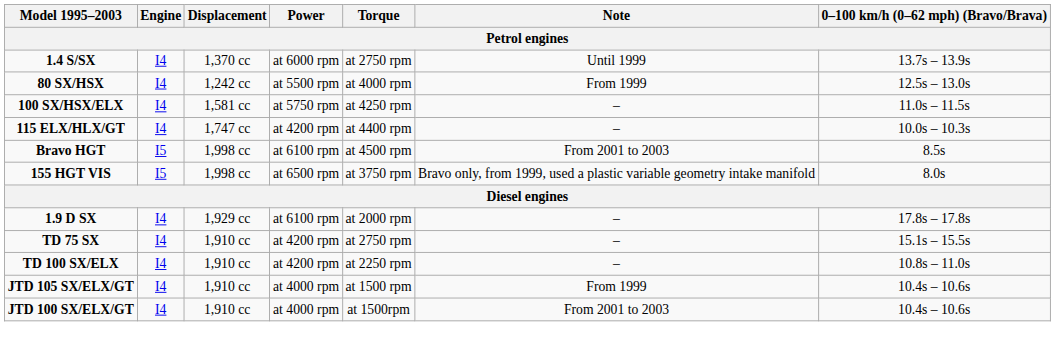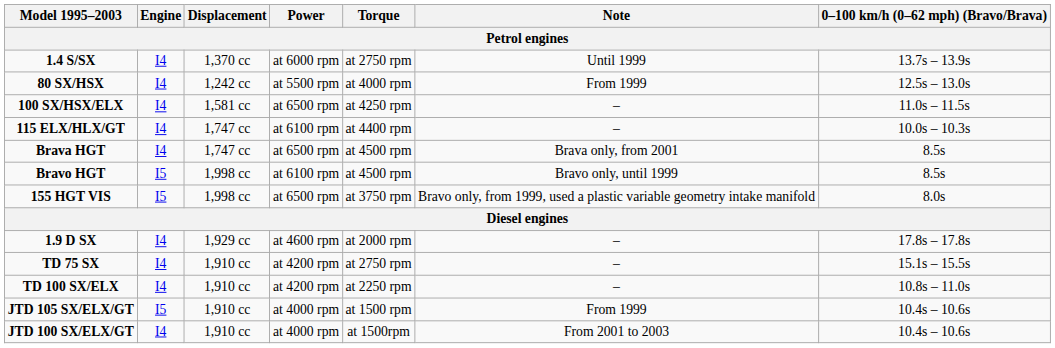(306, 106) at 5750 rpm -> (306, 106) at 6500 rpm
(306, 128) at 4200 rpm -> (306, 128) at 6100 rpm
+ row: (71, 151)
(617, 151) From 2001 to 2003 -> (616, 174) Bravo only, until 1999
(306, 219) at 6100 rpm -> (306, 241) at 4600 rpm
(161, 286) I4 -> (161, 309) I5
